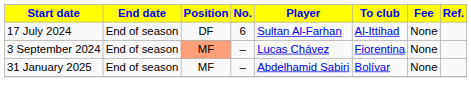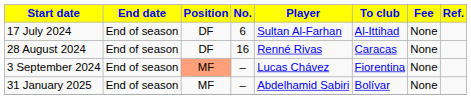+ row: (46, 49)
